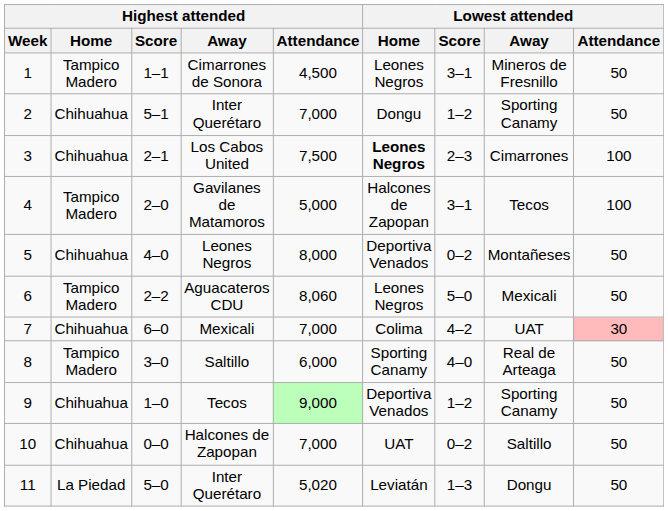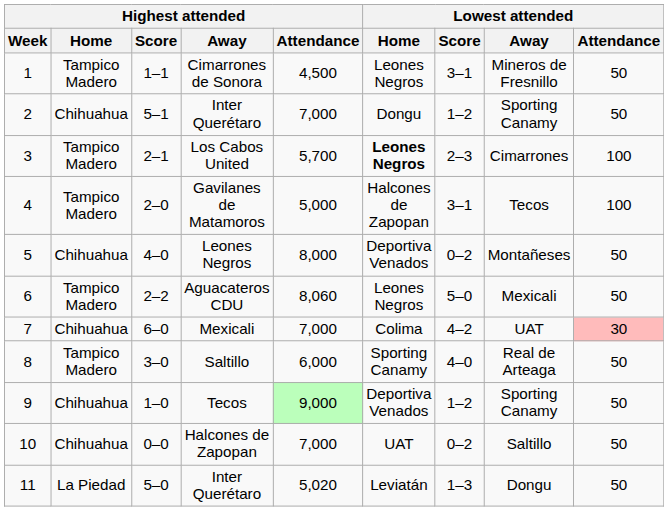(91, 155) Chihuahua -> (91, 155) Tampico Madero
(318, 155) 7,500 -> (318, 155) 5,700
